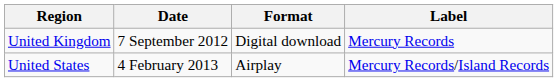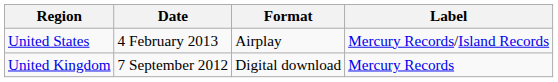rows swapped: (59, 40) <-> (49, 64)
